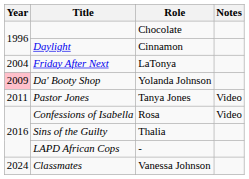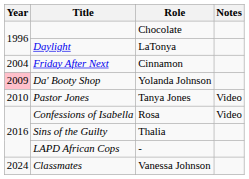(161, 47) Cinnamon -> (157, 47) LaTonya
(157, 64) LaTonya -> (161, 64) Cinnamon
(17, 98) 2011 -> (18, 98) 2010
